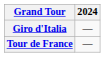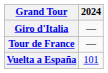+ row: (41, 60)
